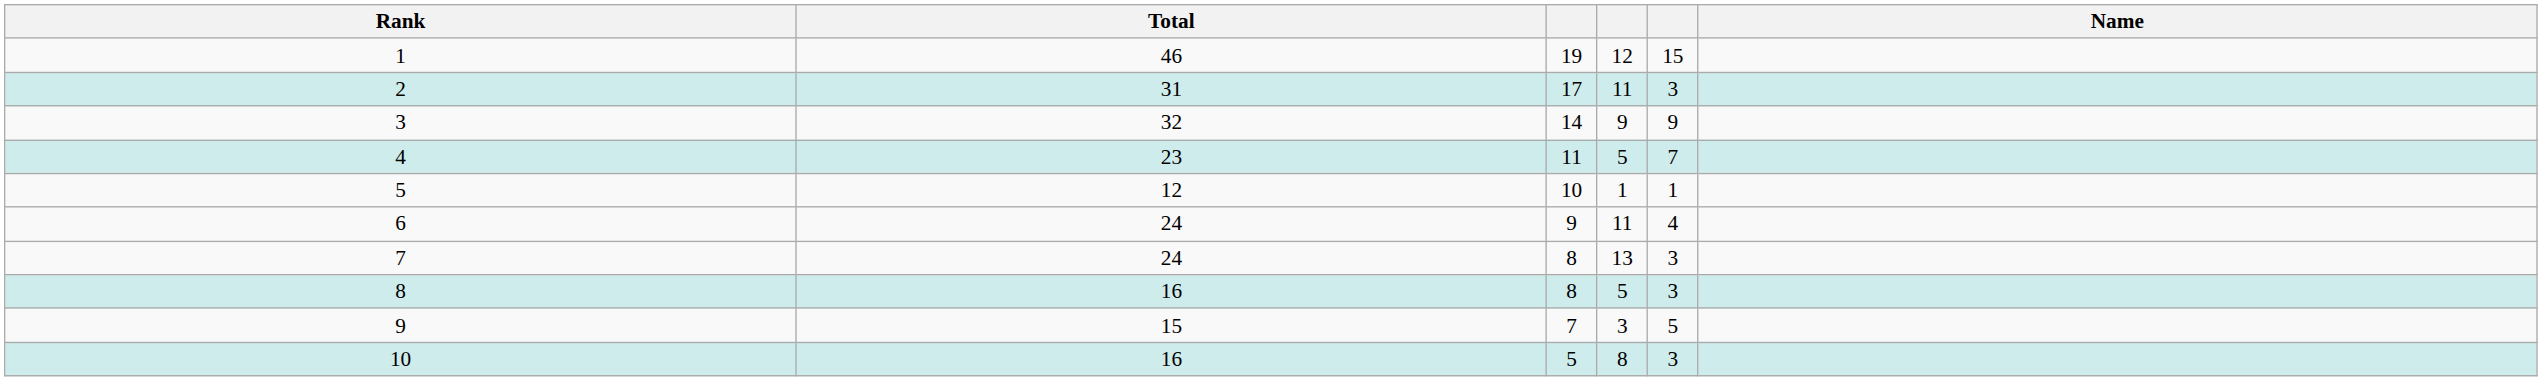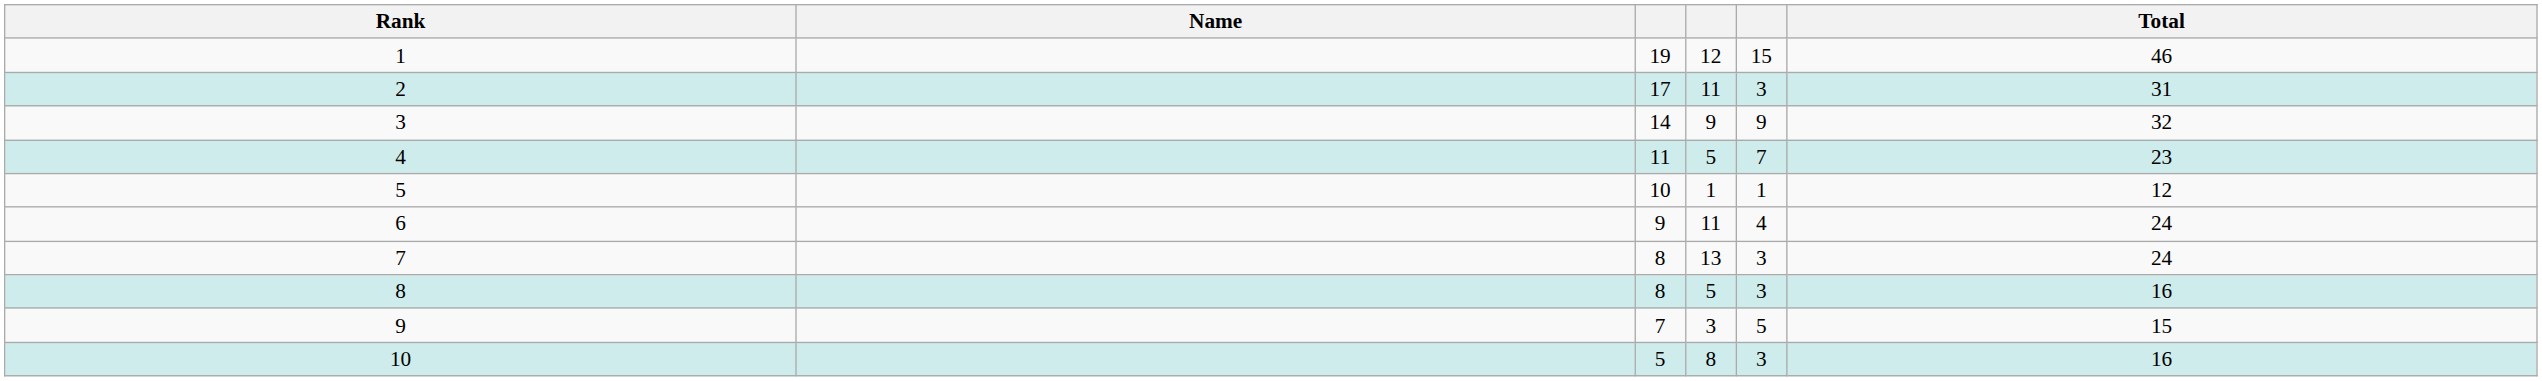columns swapped: (2117, 21) <-> (1171, 21)
